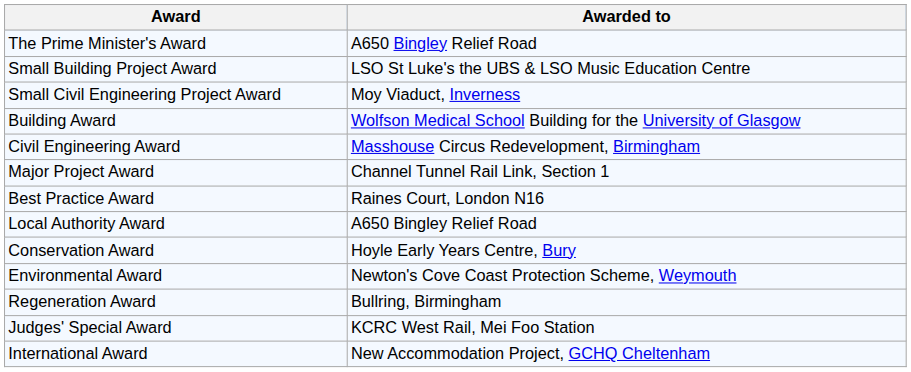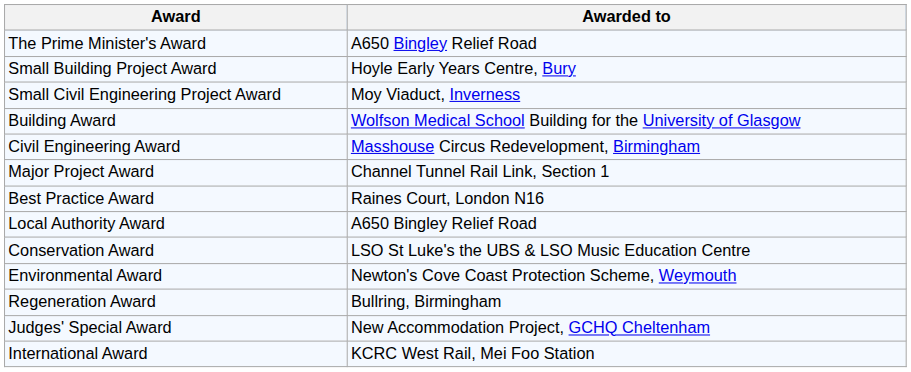(551, 69) LSO St Luke's the UBS & LSO Music Education Centre -> (463, 69) Hoyle Early Years Centre, Bury
(463, 250) Hoyle Early Years Centre, Bury -> (551, 250) LSO St Luke's the UBS & LSO Music Education Centre
(473, 328) KCRC West Rail, Mei Foo Station -> (530, 328) New Accommodation Project, GCHQ Cheltenham
(530, 353) New Accommodation Project, GCHQ Cheltenham -> (473, 353) KCRC West Rail, Mei Foo Station
